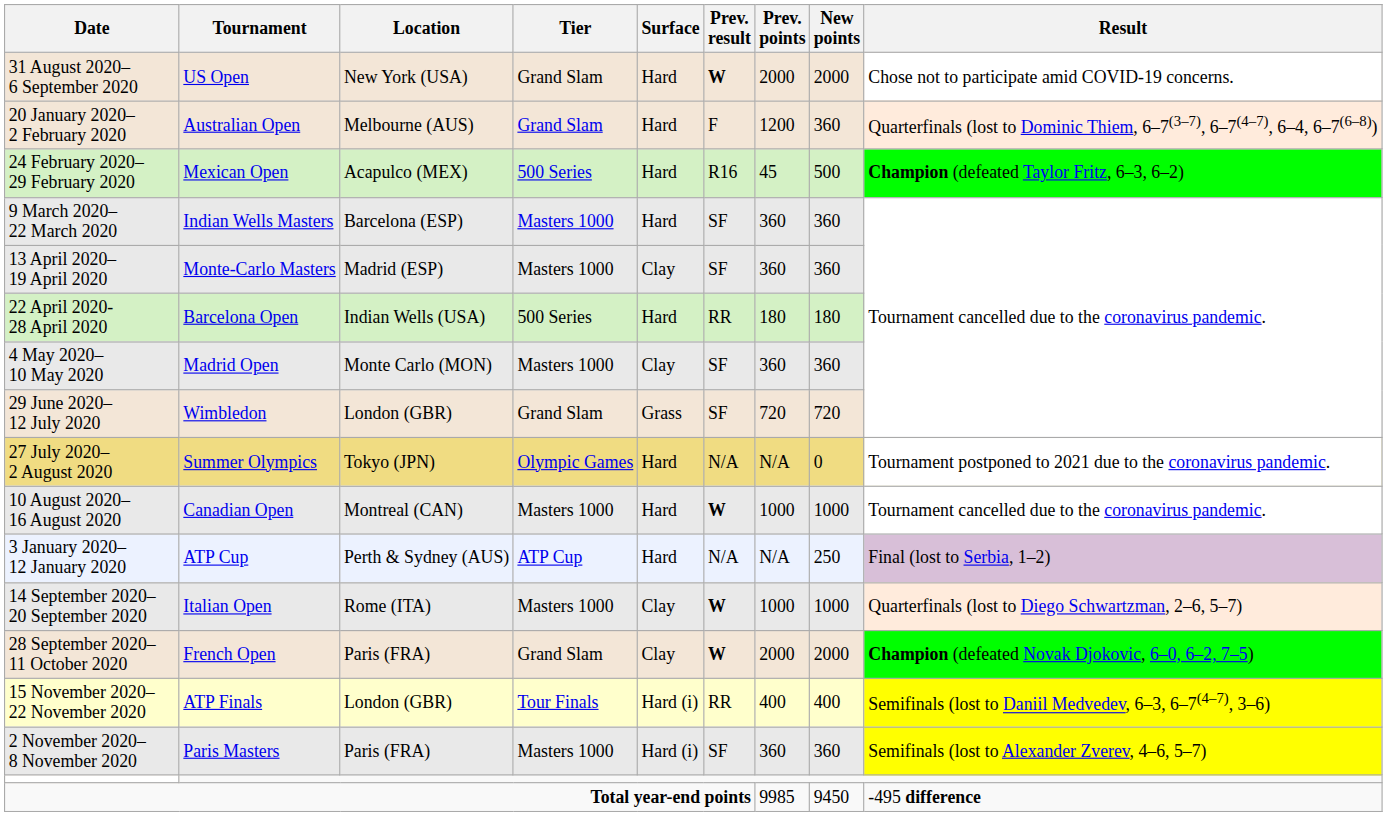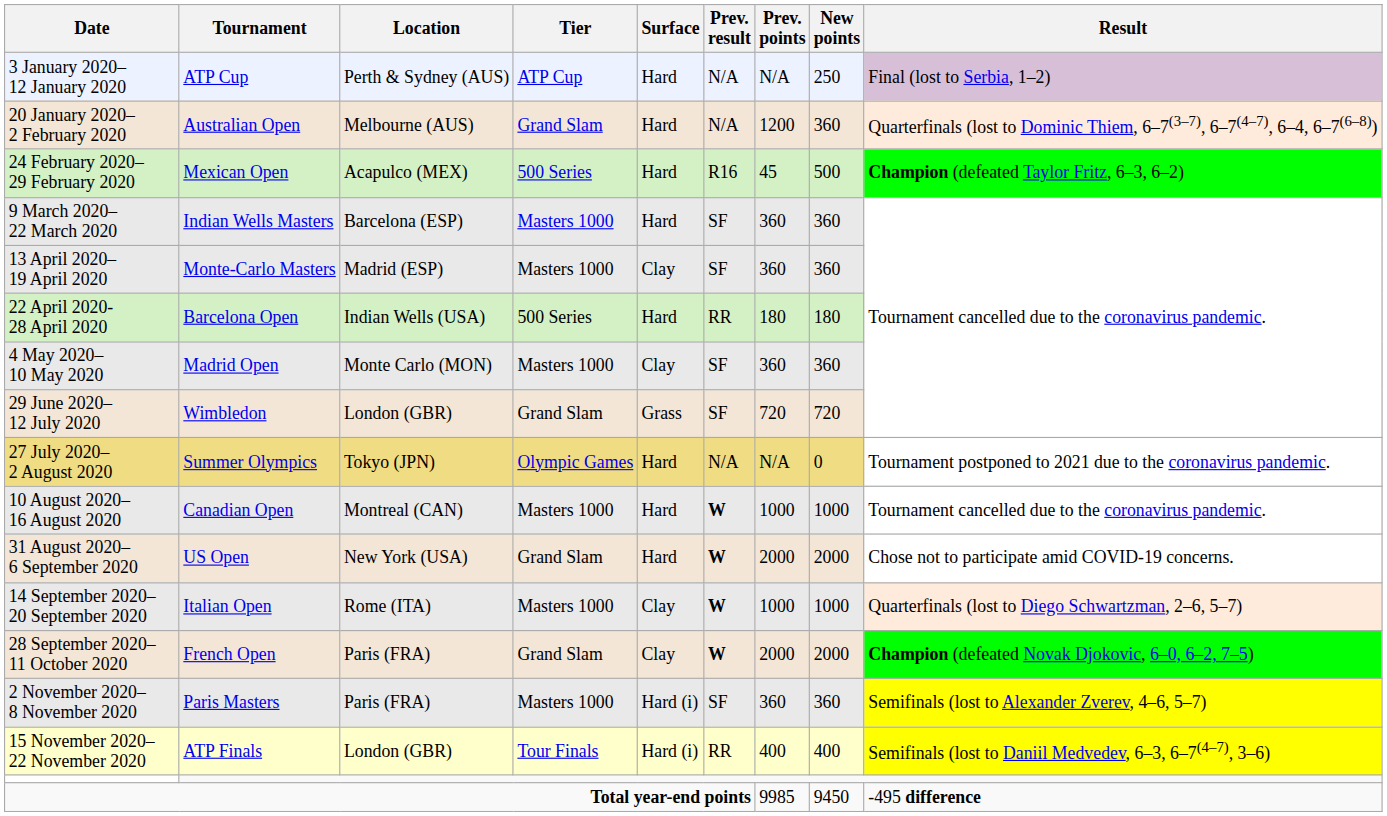rows swapped: (67, 558) <-> (73, 76)
(713, 124) F -> (723, 124) N/A
rows swapped: (77, 750) <-> (82, 702)
